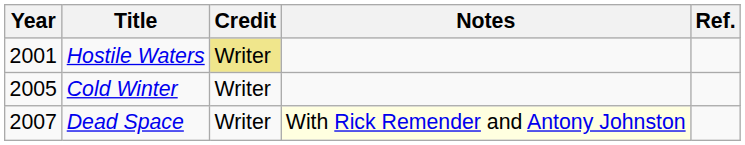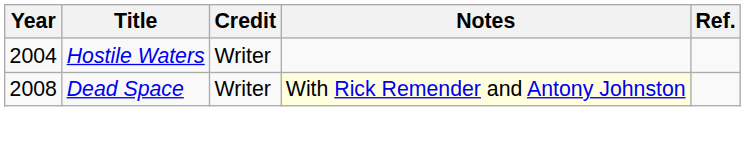(33, 55) 2001 -> (33, 55) 2004
(243, 55) khaki background -> (243, 55) no background
- row: (122, 88)
(33, 122) 2007 -> (33, 88) 2008
